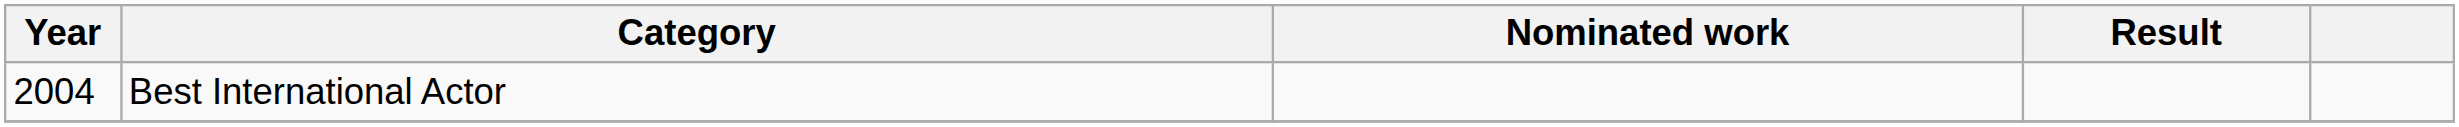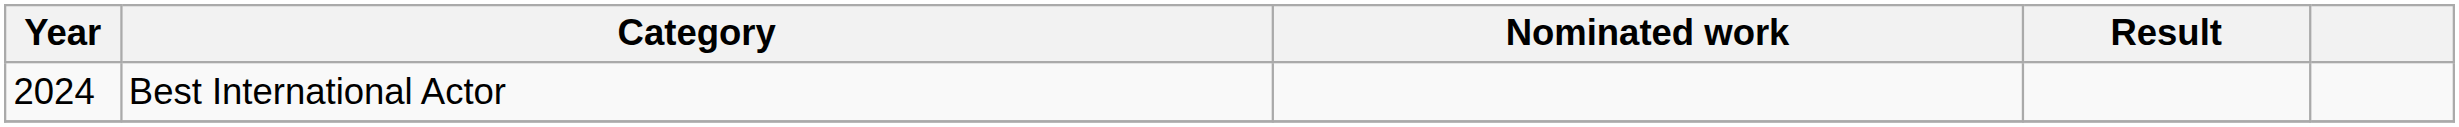(54, 91) 2004 -> (54, 91) 2024
